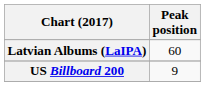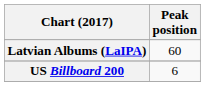(175, 71) 9 -> (175, 71) 6
